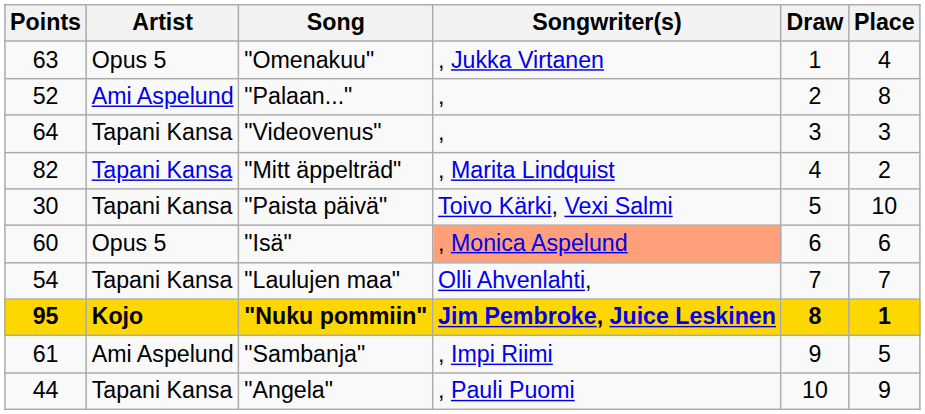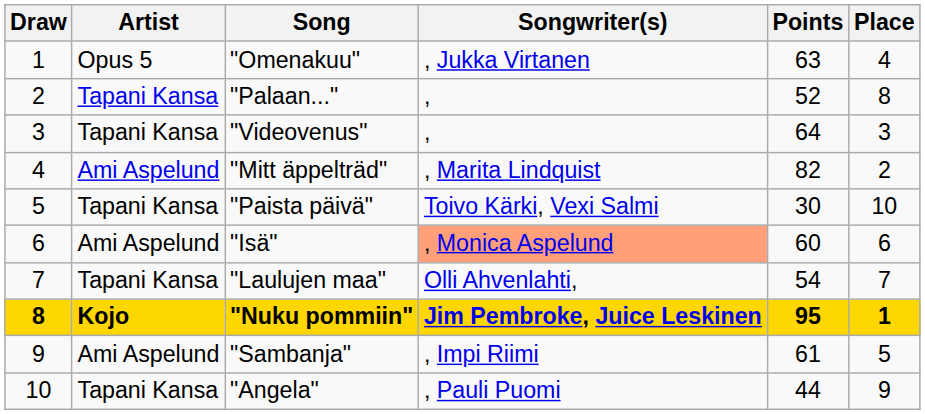columns swapped: (815, 22) <-> (46, 22)
(163, 96) Ami Aspelund -> (148, 96) Tapani Kansa
(162, 170) Tapani Kansa -> (148, 170) Ami Aspelund
(129, 243) Opus 5 -> (148, 243) Ami Aspelund
